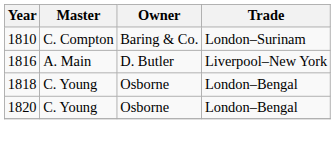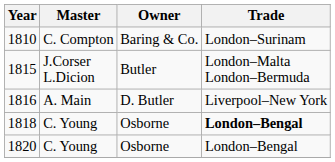+ row: (22, 69)
(251, 84) normal -> (254, 123) bold
